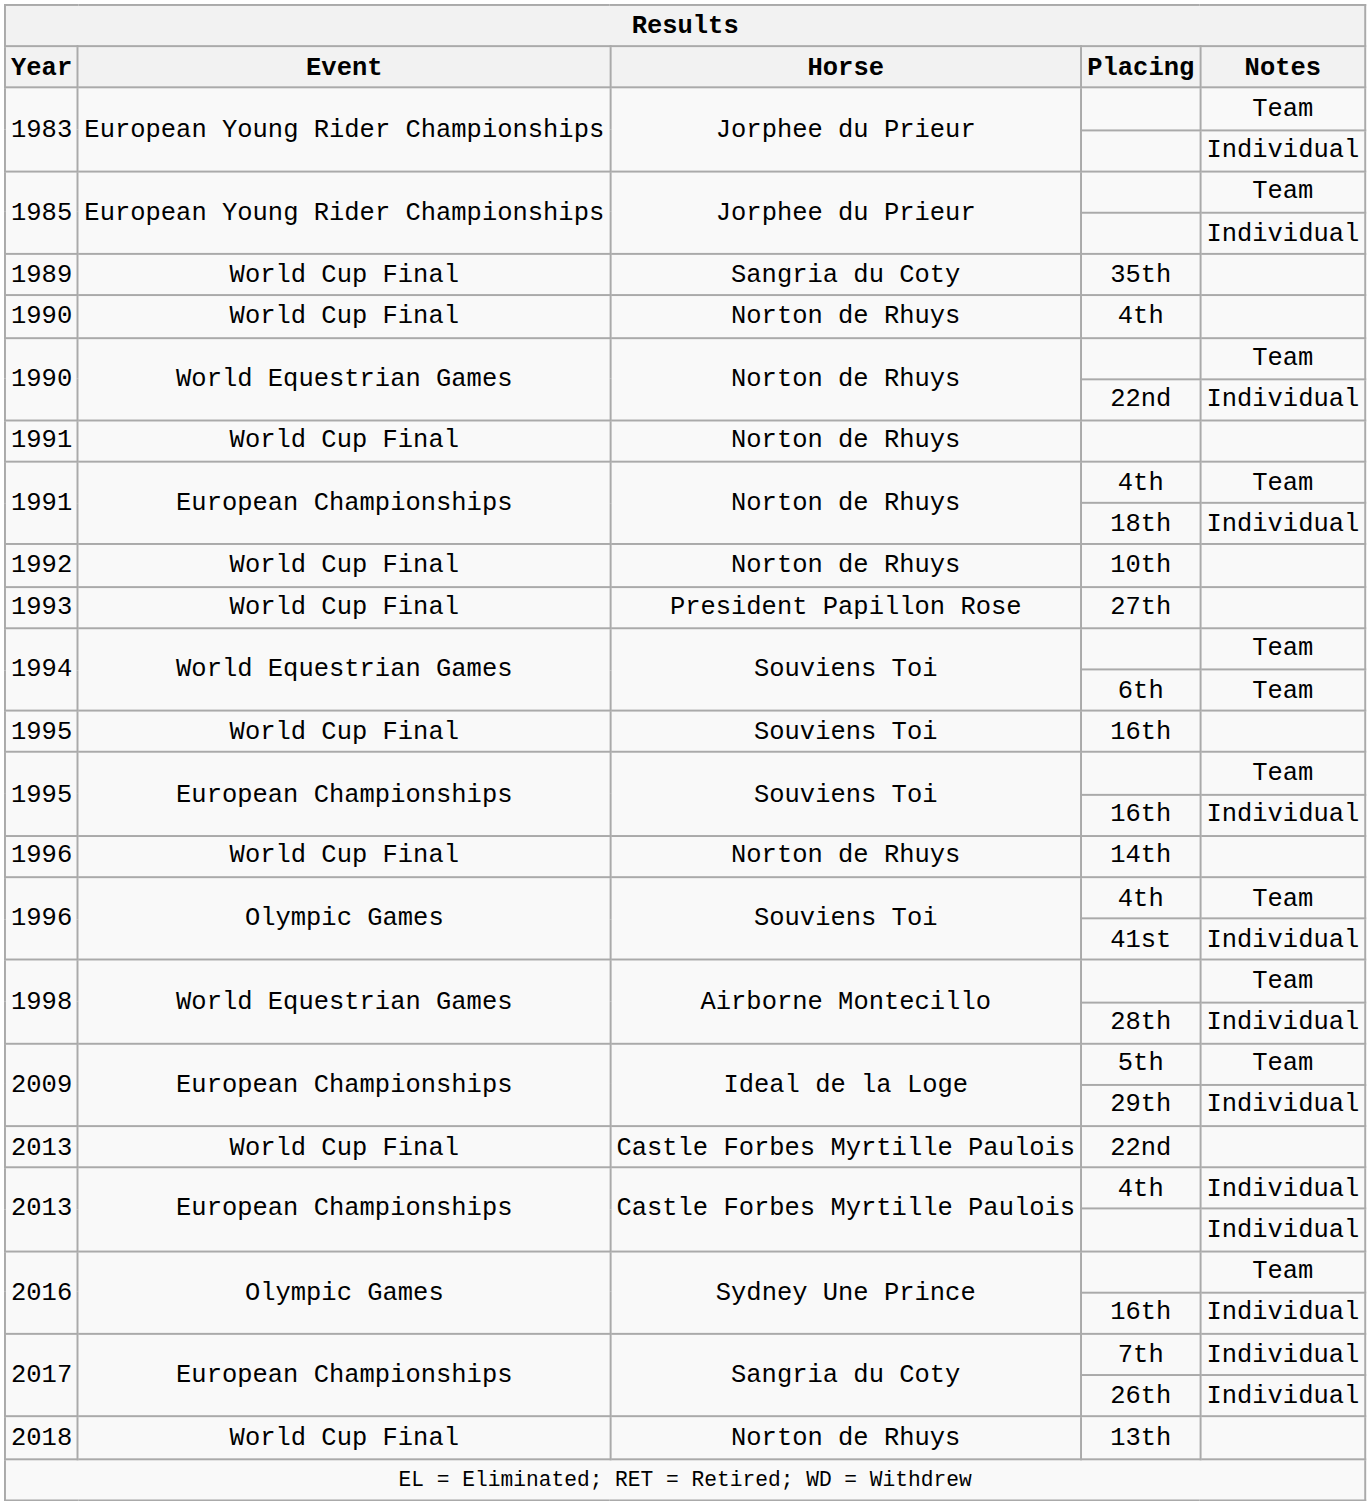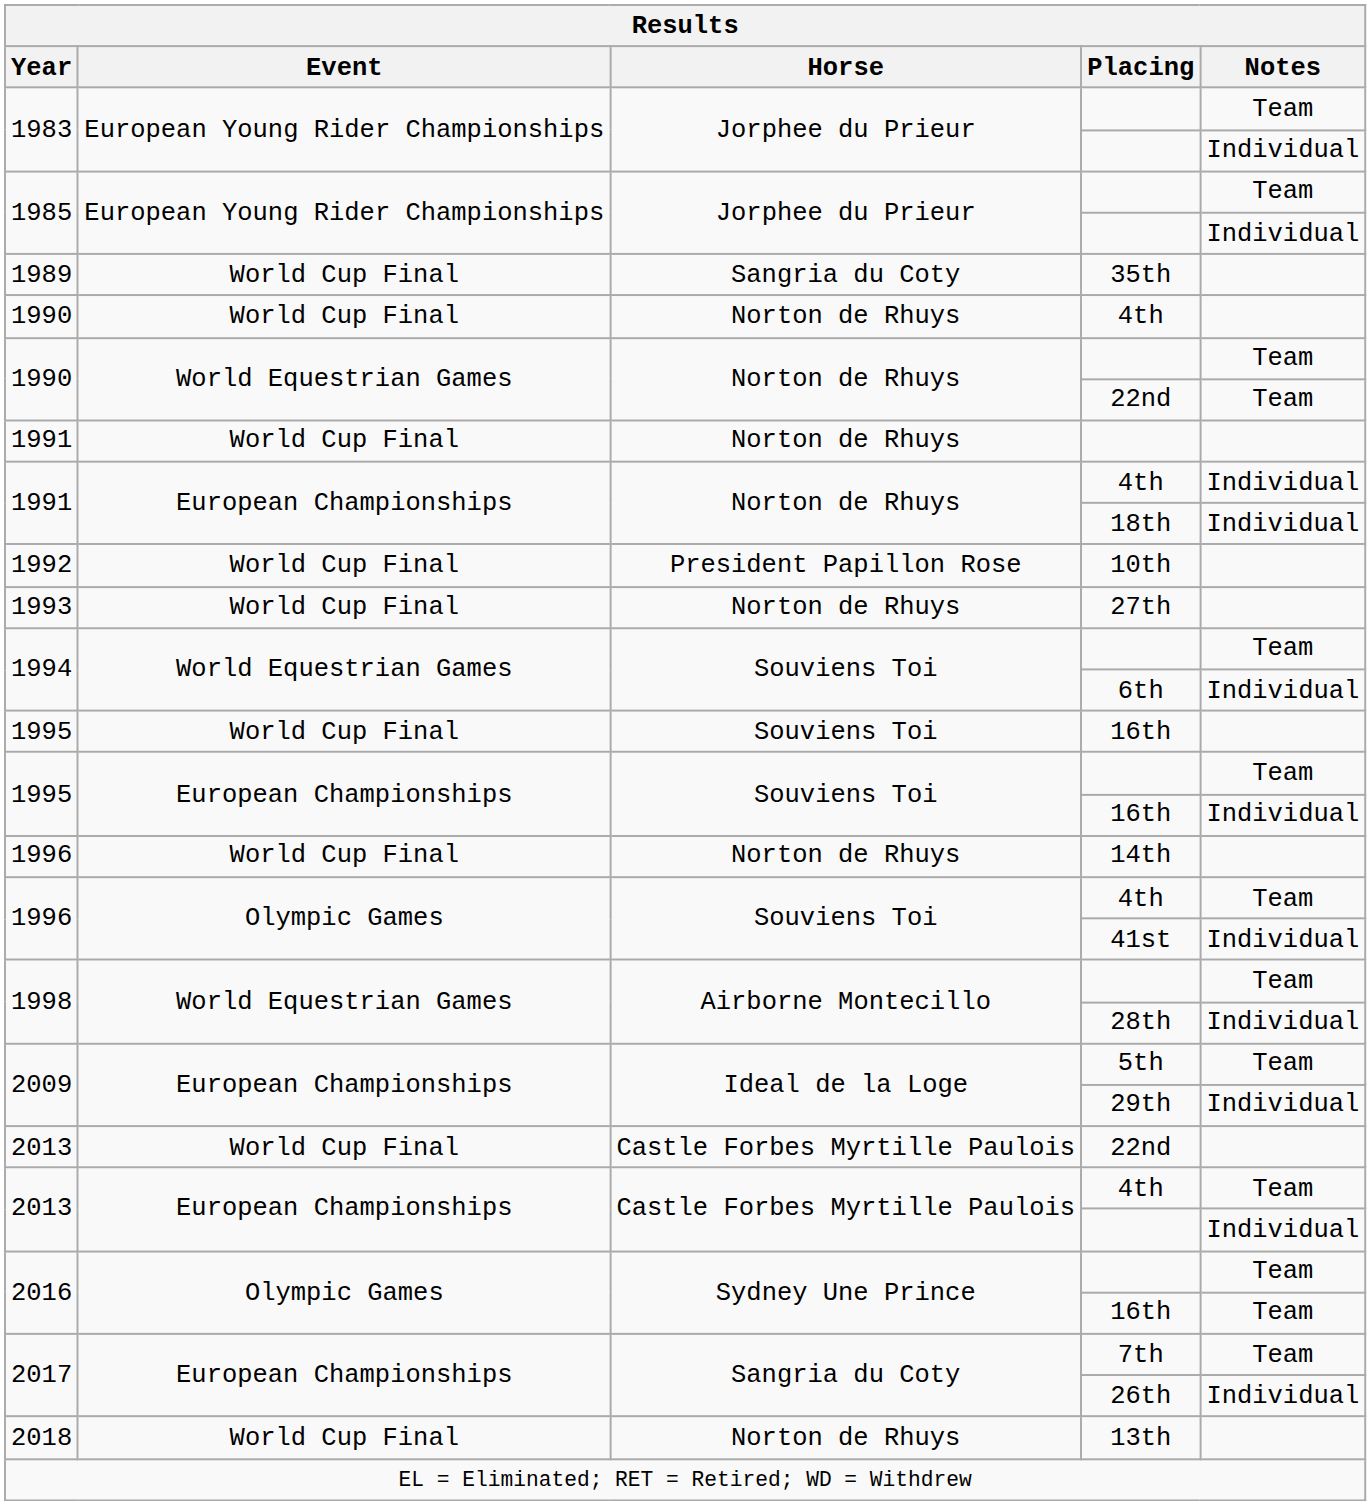(1283, 399) Individual -> (1283, 399) Team
(1283, 483) Team -> (1283, 483) Individual
(846, 566) Norton de Rhuys -> (846, 566) President Papillon Rose
(846, 607) President Papillon Rose -> (846, 607) Norton de Rhuys
(1283, 690) Team -> (1283, 690) Individual
(1283, 1189) Individual -> (1283, 1189) Team
(1283, 1313) Individual -> (1283, 1313) Team
(1283, 1355) Individual -> (1283, 1355) Team
